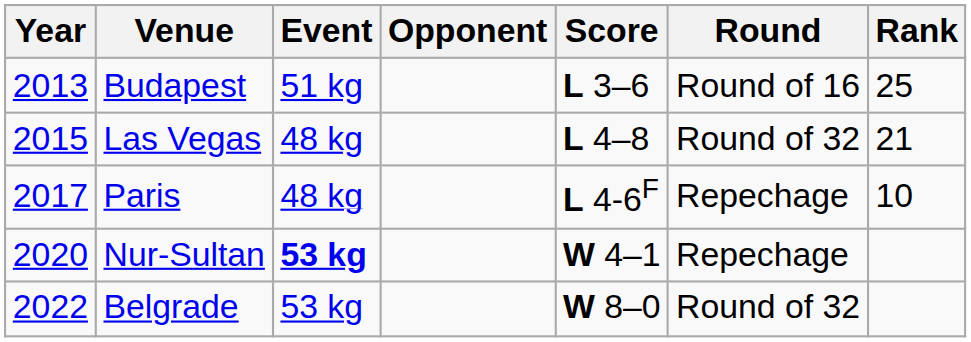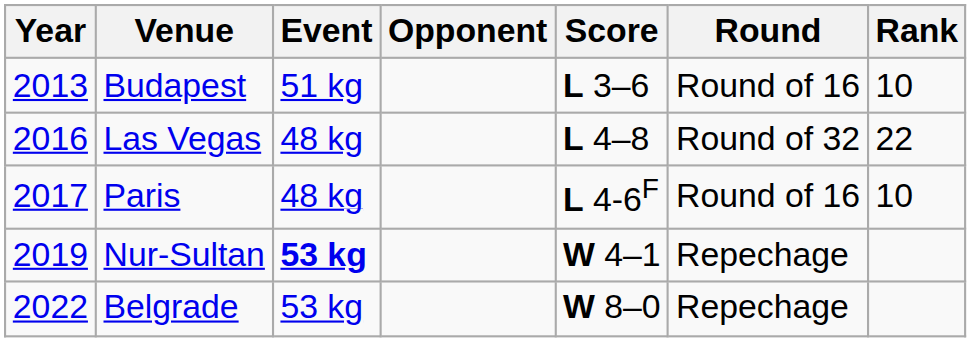(894, 84) 25 -> (894, 84) 10
(50, 138) 2015 -> (50, 138) 2016
(894, 138) 21 -> (894, 138) 22
(762, 196) Repechage -> (768, 196) Round of 16
(50, 254) 2020 -> (50, 254) 2019
(768, 308) Round of 32 -> (762, 308) Repechage
